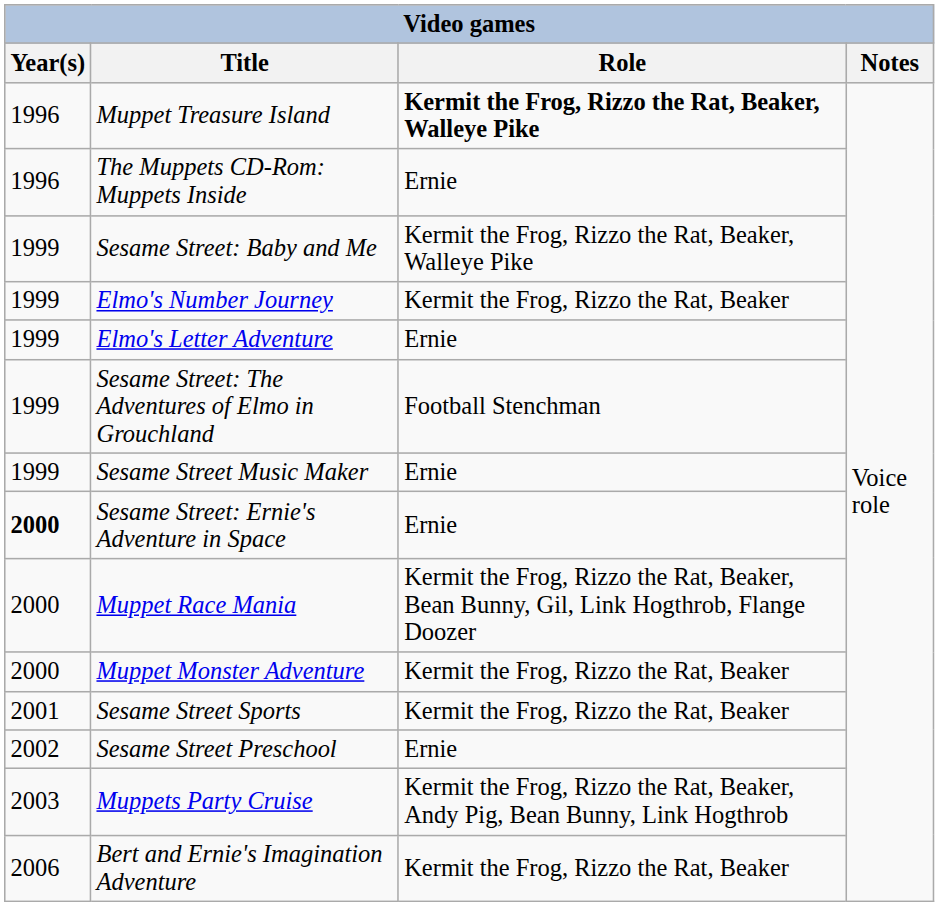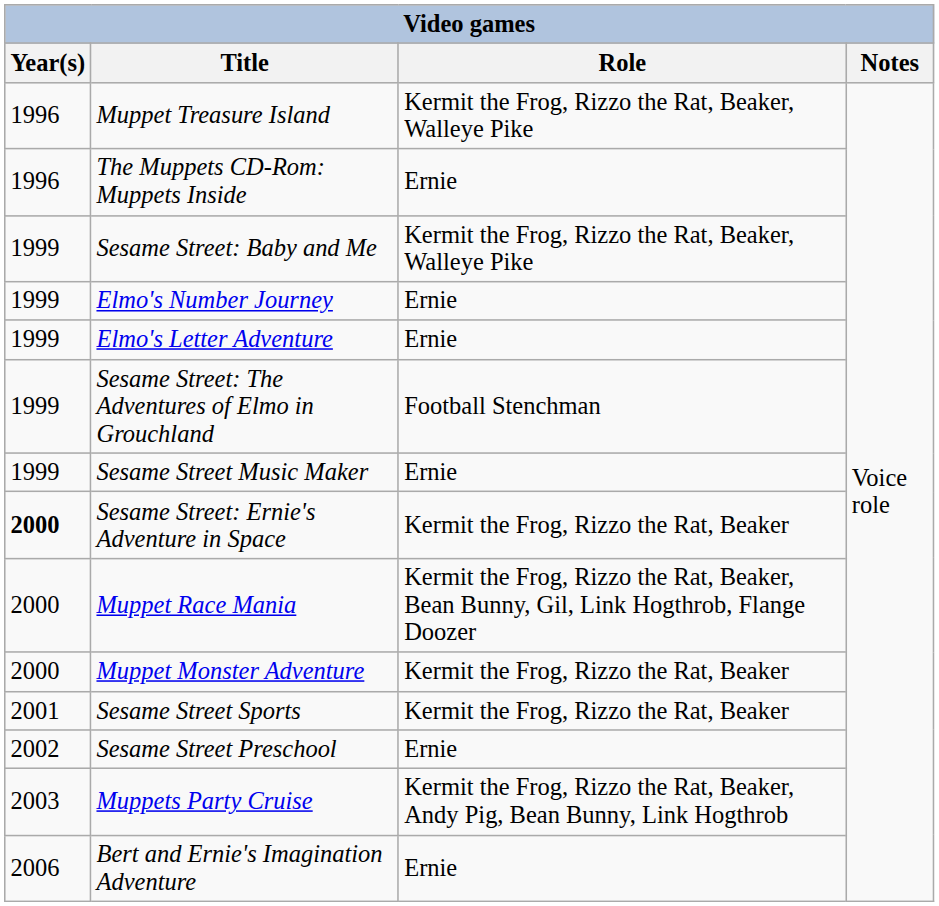(612, 115) bold -> (599, 115) normal
(597, 300) Kermit the Frog, Rizzo the Rat, Beaker -> (431, 300) Ernie
(431, 524) Ernie -> (597, 524) Kermit the Frog, Rizzo the Rat, Beaker
(597, 867) Kermit the Frog, Rizzo the Rat, Beaker -> (431, 867) Ernie
